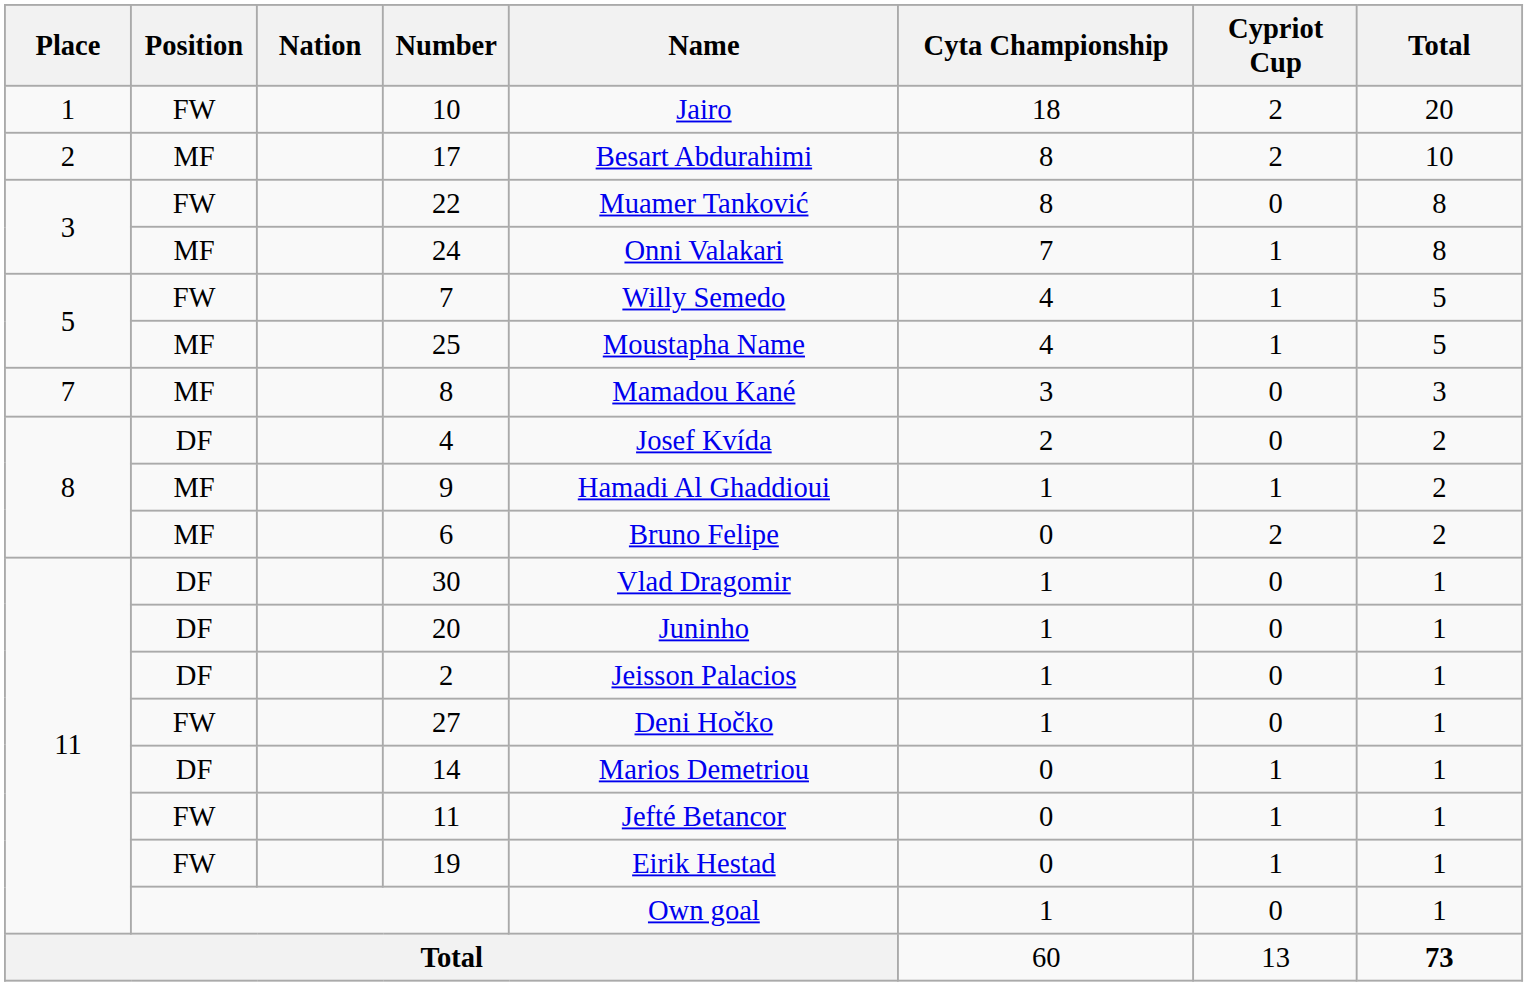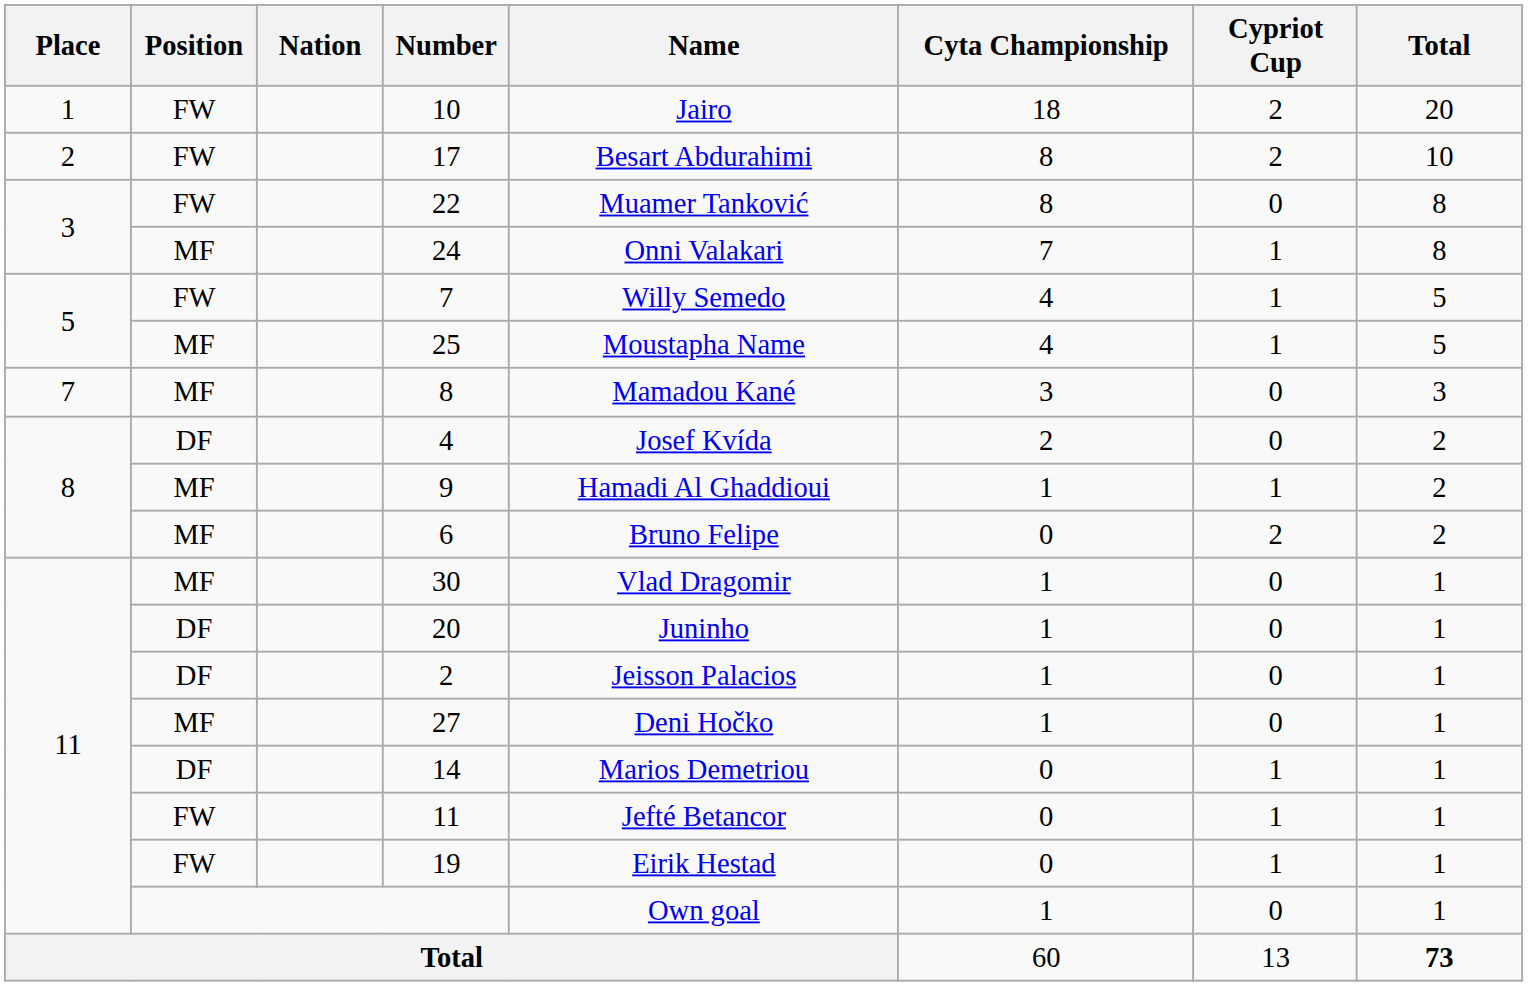(194, 156) MF -> (194, 156) FW
(194, 580) DF -> (194, 580) MF
(194, 721) FW -> (194, 721) MF
